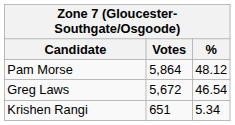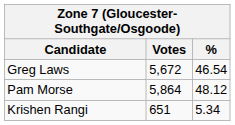rows swapped: (40, 69) <-> (38, 89)
